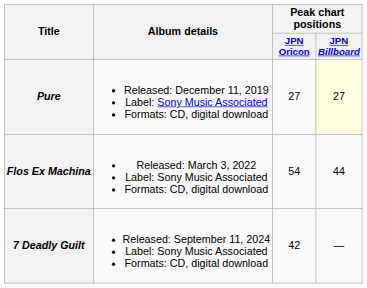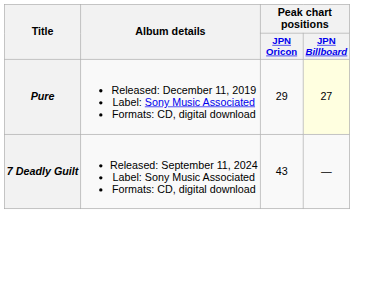(294, 96) 27 -> (282, 96) 29
- row: (49, 171)
(294, 246) 42 -> (282, 171) 43
